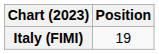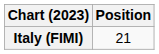(123, 37) 19 -> (123, 37) 21
